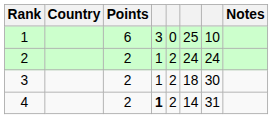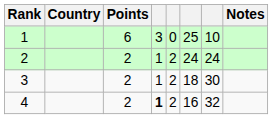(191, 102) 14 -> (191, 102) 16
(212, 102) 31 -> (212, 102) 32
